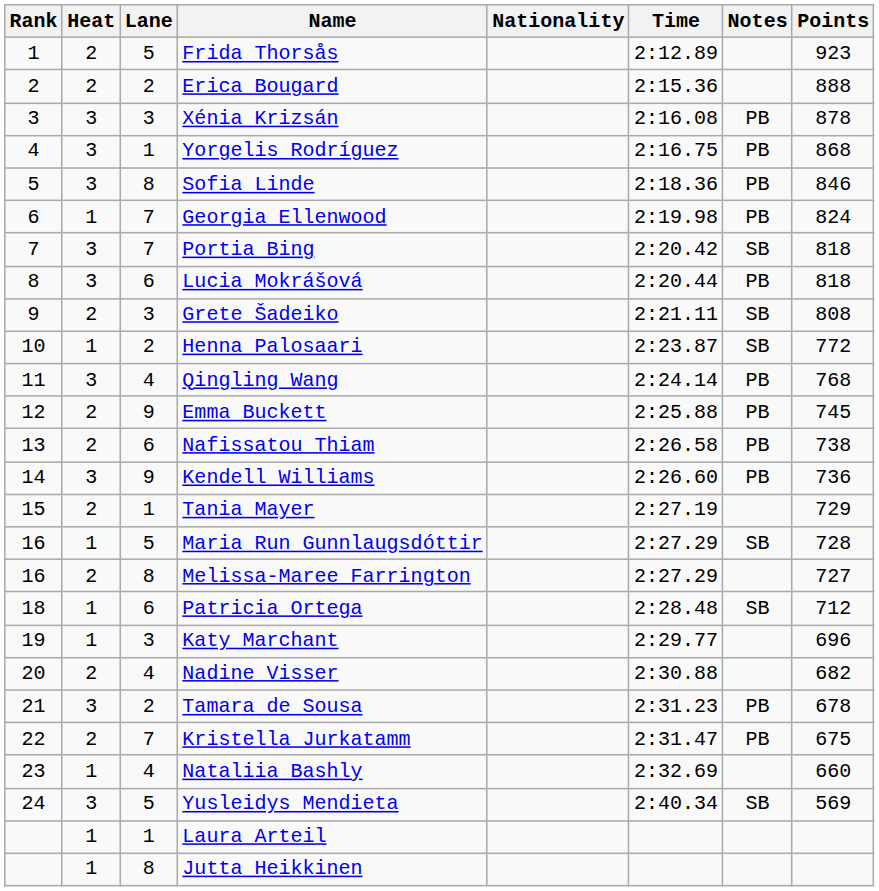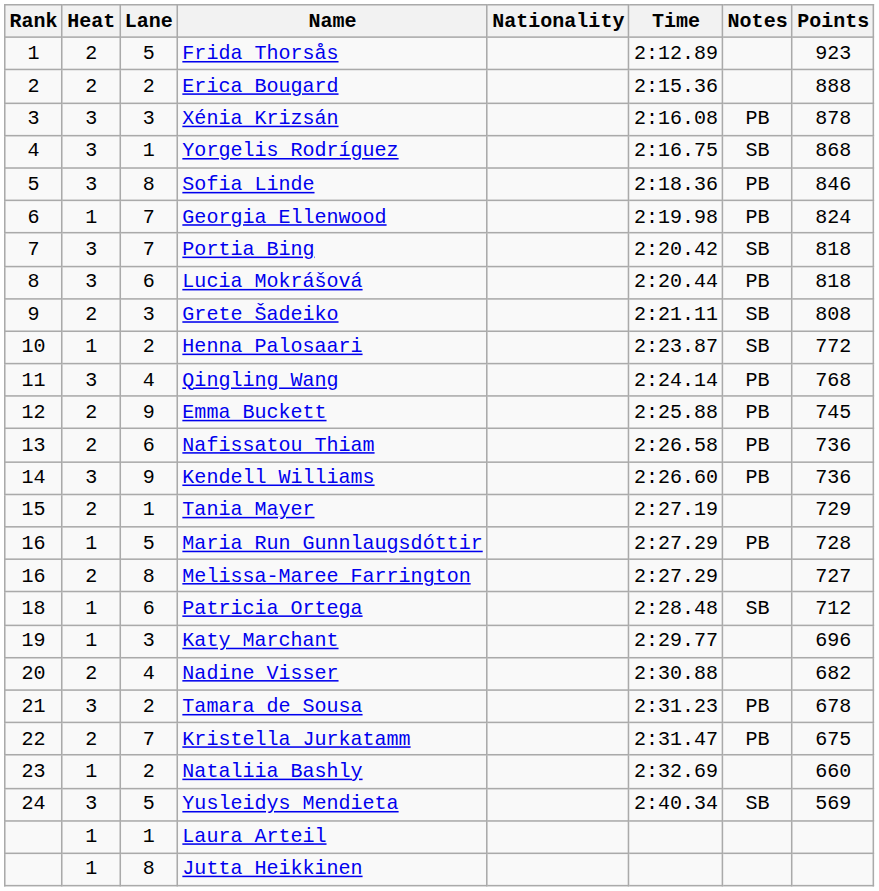(758, 152) PB -> (758, 152) SB
(833, 445) 738 -> (833, 445) 736
(758, 543) SB -> (758, 543) PB
(149, 772) 4 -> (149, 772) 2
